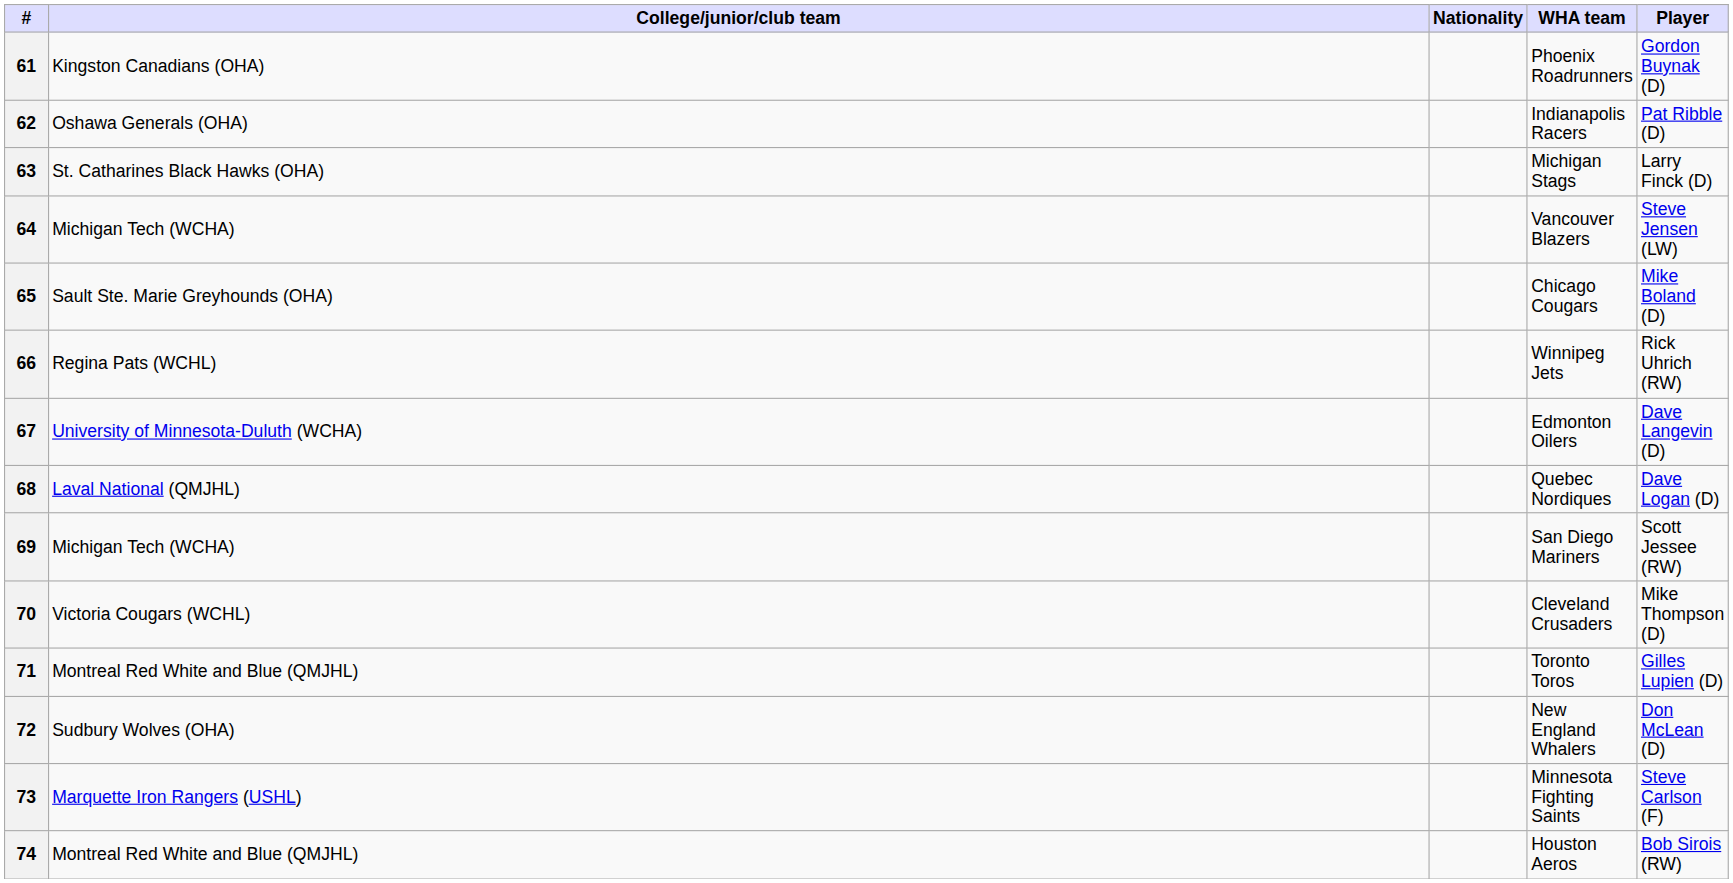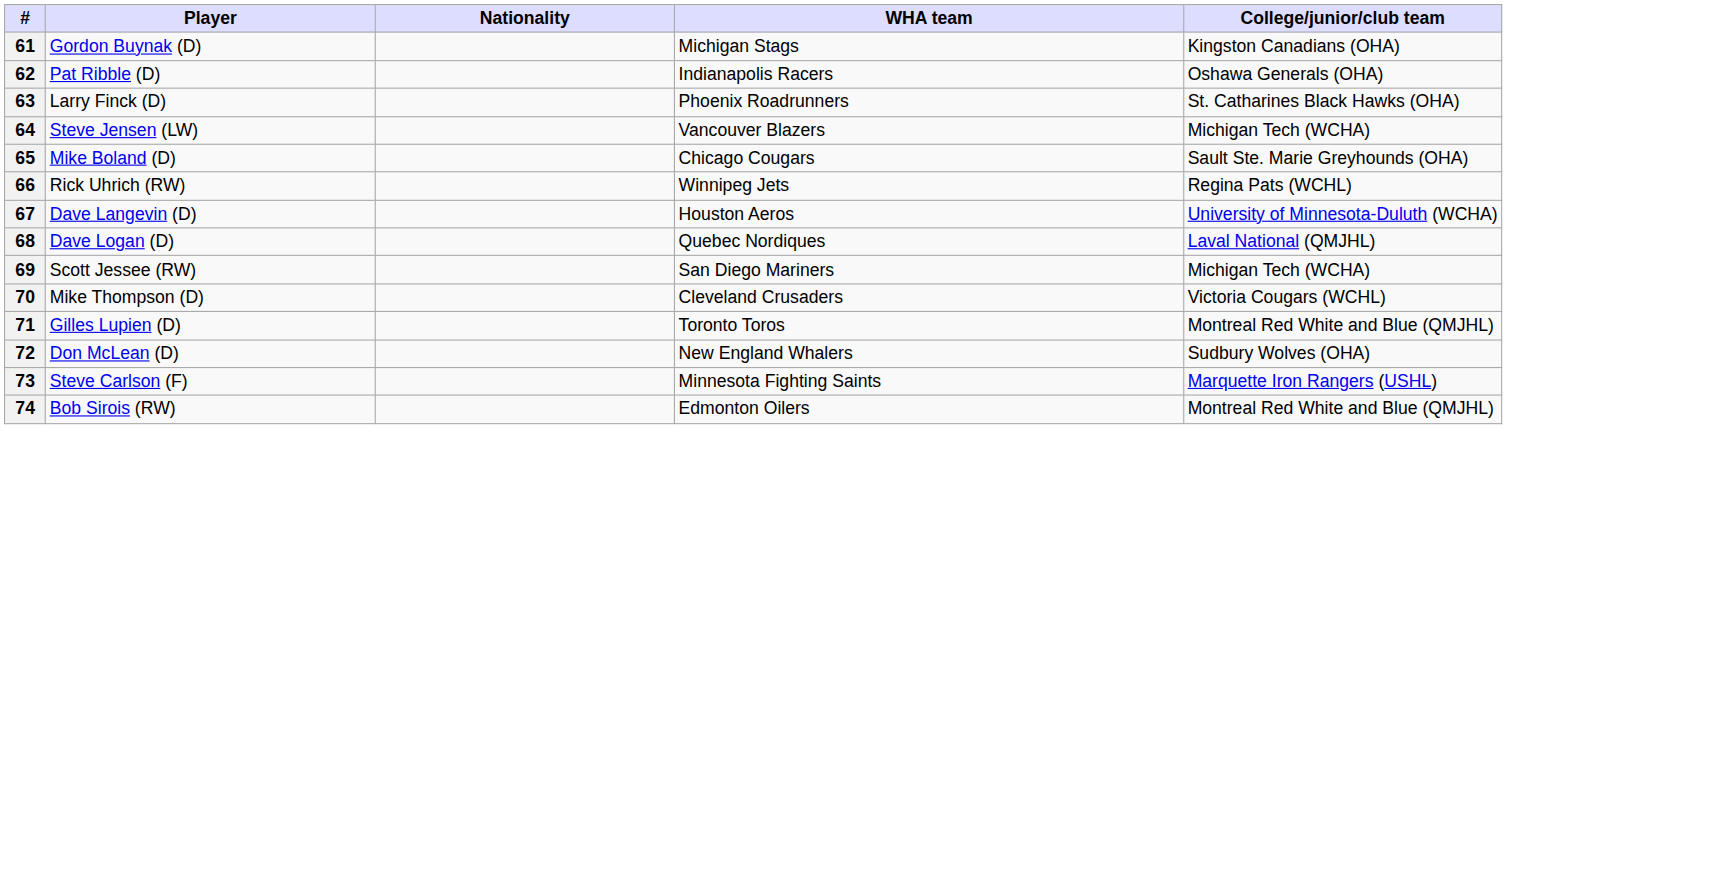columns swapped: (1683, 18) <-> (739, 18)
(1582, 66) Phoenix Roadrunners -> (739, 46) Michigan Stags
(1566, 171) Michigan Stags -> (764, 102) Phoenix Roadrunners
(1571, 431) Edmonton Oilers -> (736, 213) Houston Aeros
(1564, 854) Houston Aeros -> (744, 409) Edmonton Oilers
